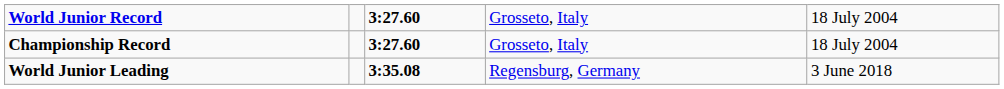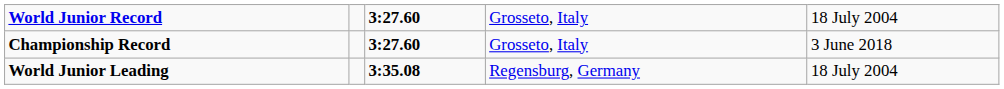(854, 44) 18 July 2004 -> (852, 44) 3 June 2018
(852, 71) 3 June 2018 -> (854, 71) 18 July 2004
